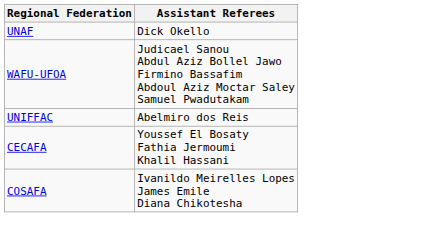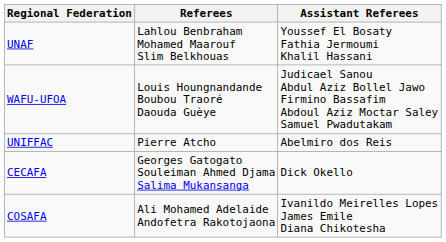+ column: (206, 13)
(173, 31) Dick Okello -> (336, 44) Youssef El Bosaty Fathia Jermoumi Khalil Hassani
(193, 148) Youssef El Bosaty Fathia Jermoumi Khalil Hassani -> (317, 173) Dick Okello
